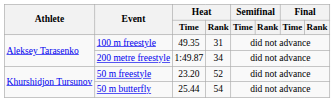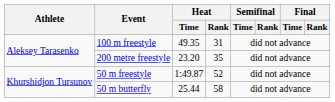(189, 58) 1:49.87 -> (189, 58) 23.20
(218, 58) 34 -> (218, 58) 35
(189, 74) 23.20 -> (189, 74) 1:49.87
(218, 90) 54 -> (218, 90) 58
